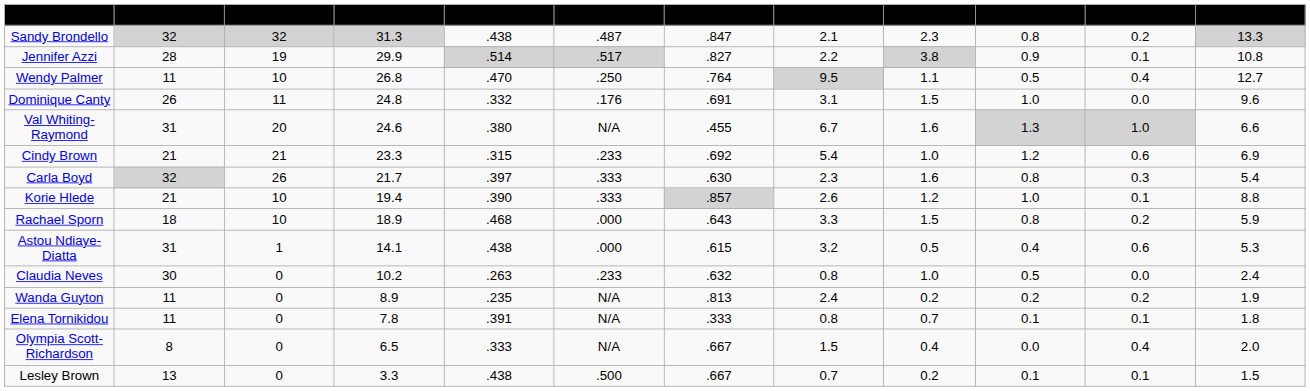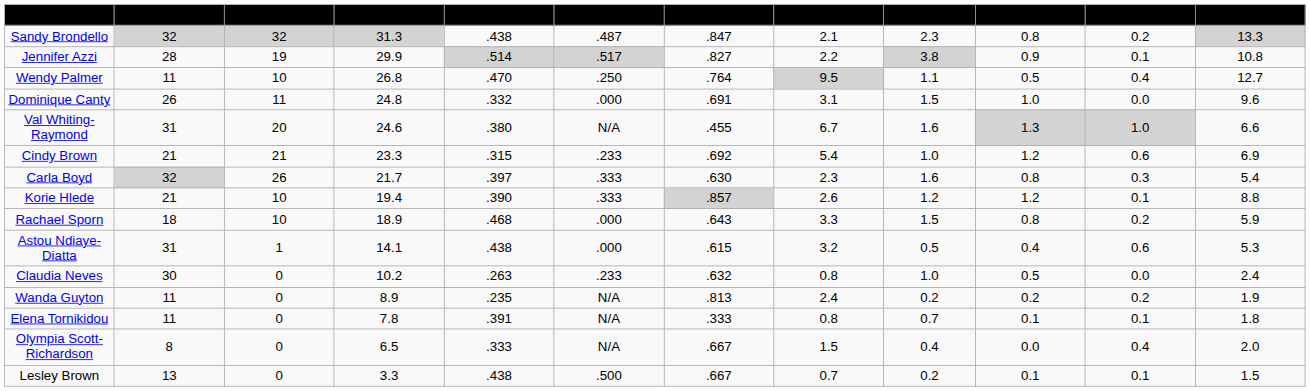(609, 99) .176 -> (609, 99) .000
(1030, 198) 1.0 -> (1030, 198) 1.2
